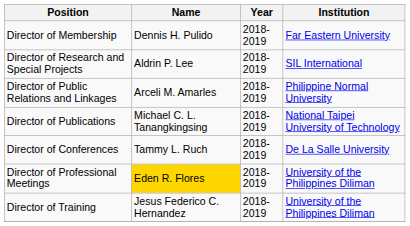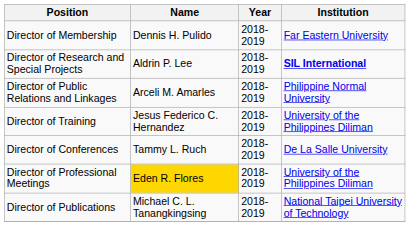(324, 64) normal -> (325, 64) bold
rows swapped: (61, 121) <-> (51, 207)
